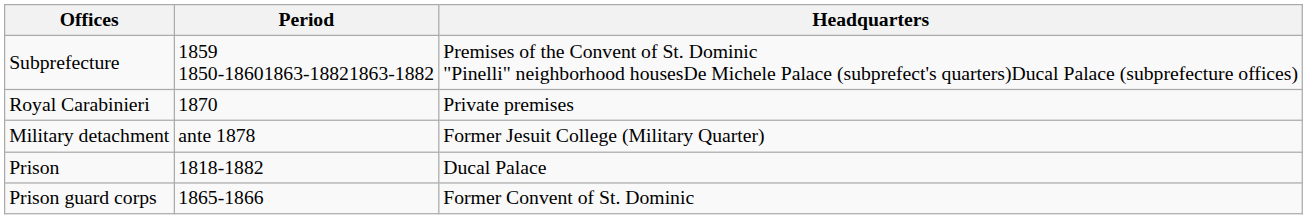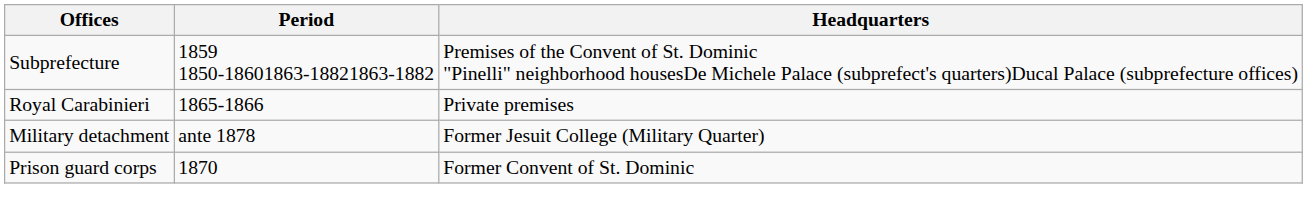(198, 104) 1870 -> (221, 104) 1865-1866
- row: (34, 167)
(221, 198) 1865-1866 -> (198, 167) 1870
